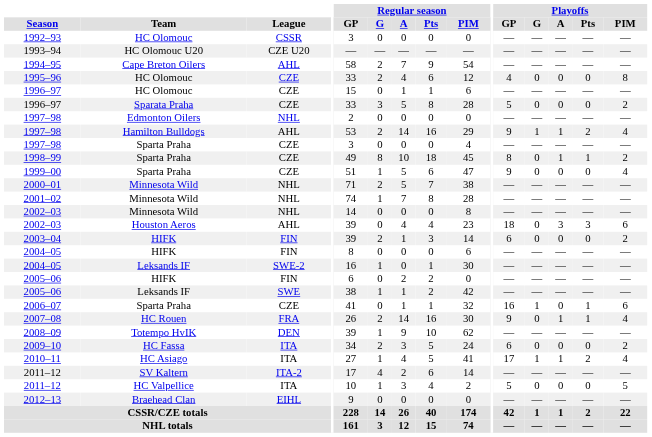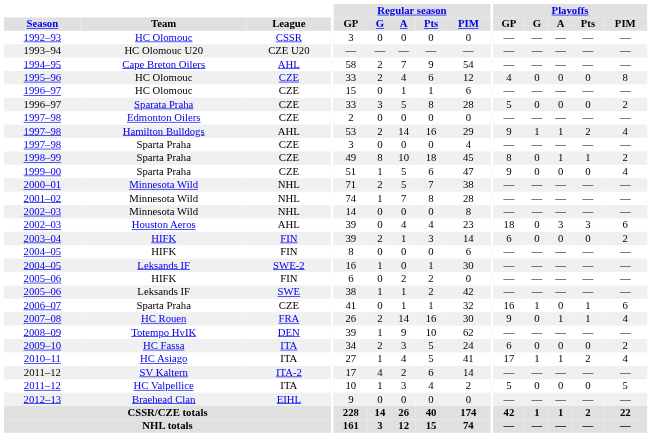(289, 118) NHL -> (289, 118) CZE
